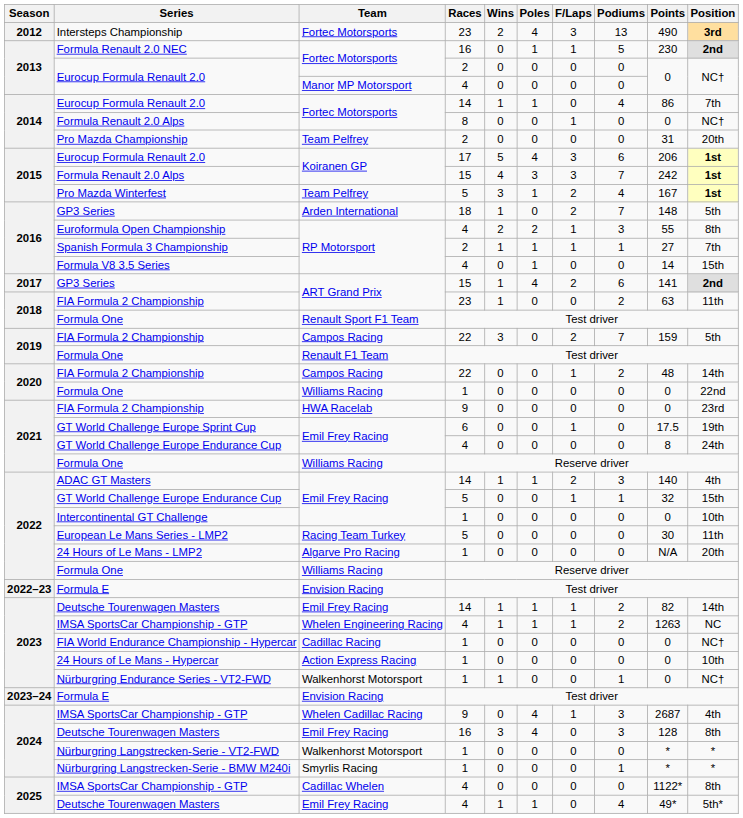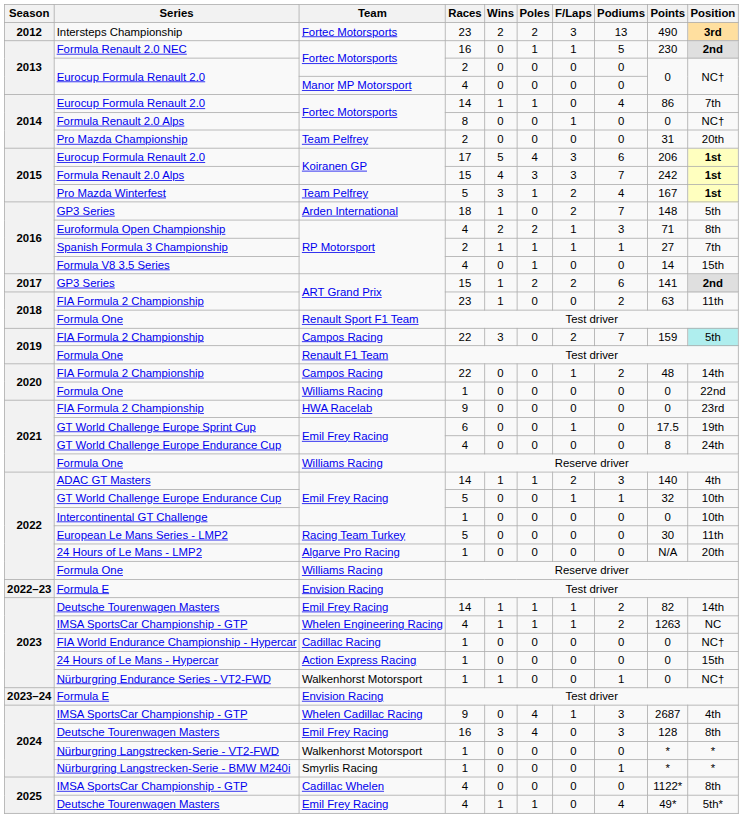(535, 32) 4 -> (535, 32) 2
(668, 229) 55 -> (668, 229) 71
(535, 283) 4 -> (535, 283) 2
(713, 337) no background -> (713, 337) paleturquoise background
(713, 499) 15th -> (713, 499) 10th
(713, 661) 10th -> (713, 661) 15th
